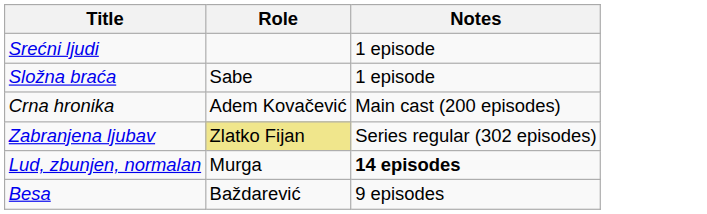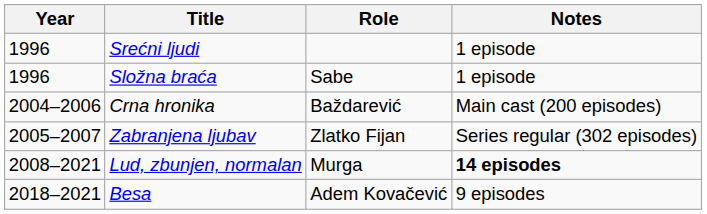+ column: (55, 19)
(278, 106) Adem Kovačević -> (356, 106) Baždarević
(257, 135) khaki background -> (358, 135) no background
(255, 194) Baždarević -> (379, 194) Adem Kovačević
